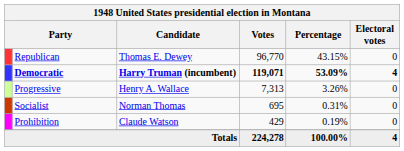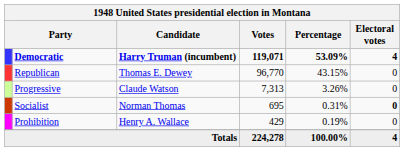rows swapped: (39, 73) <-> (37, 57)
(154, 89) Henry A. Wallace -> (149, 89) Claude Watson
(395, 105) normal -> (395, 105) bold
(149, 122) Claude Watson -> (154, 122) Henry A. Wallace
